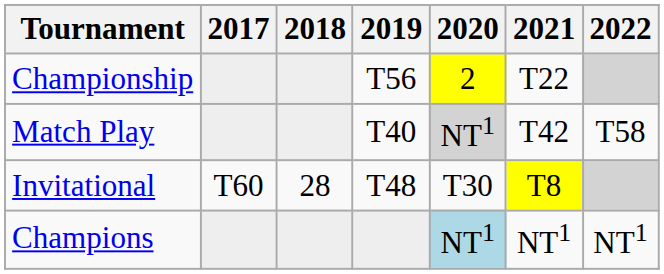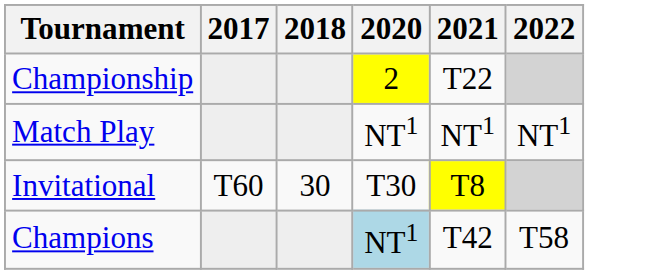- column: (391, 29)
(468, 131) lightgrey background -> (391, 131) no background
(544, 131) T42 -> (468, 131) NT1
(620, 131) T58 -> (544, 131) NT1
(315, 185) 28 -> (315, 185) 30
(544, 238) NT1 -> (468, 238) T42
(620, 238) NT1 -> (544, 238) T58
